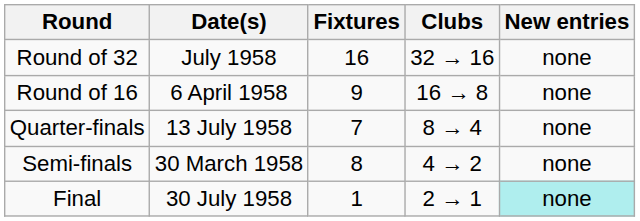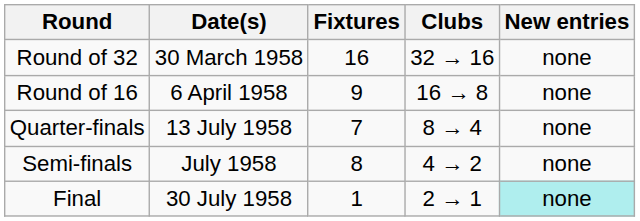(229, 57) July 1958 -> (229, 57) 30 March 1958
(229, 163) 30 March 1958 -> (229, 163) July 1958
